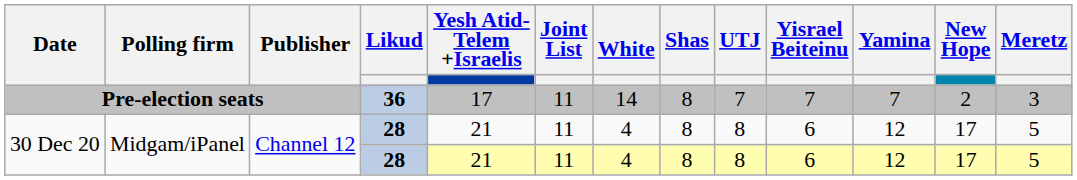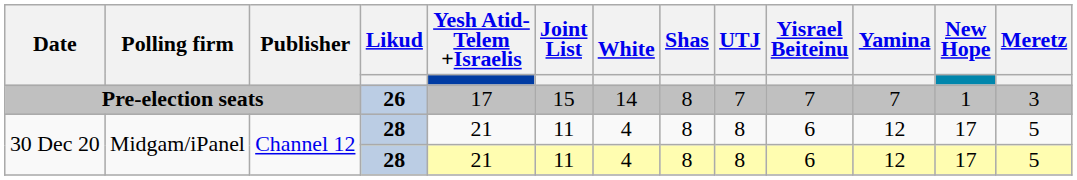(394, 99) 36 -> (394, 99) 26
(564, 99) 11 -> (564, 99) 15
(966, 99) 2 -> (966, 99) 1
